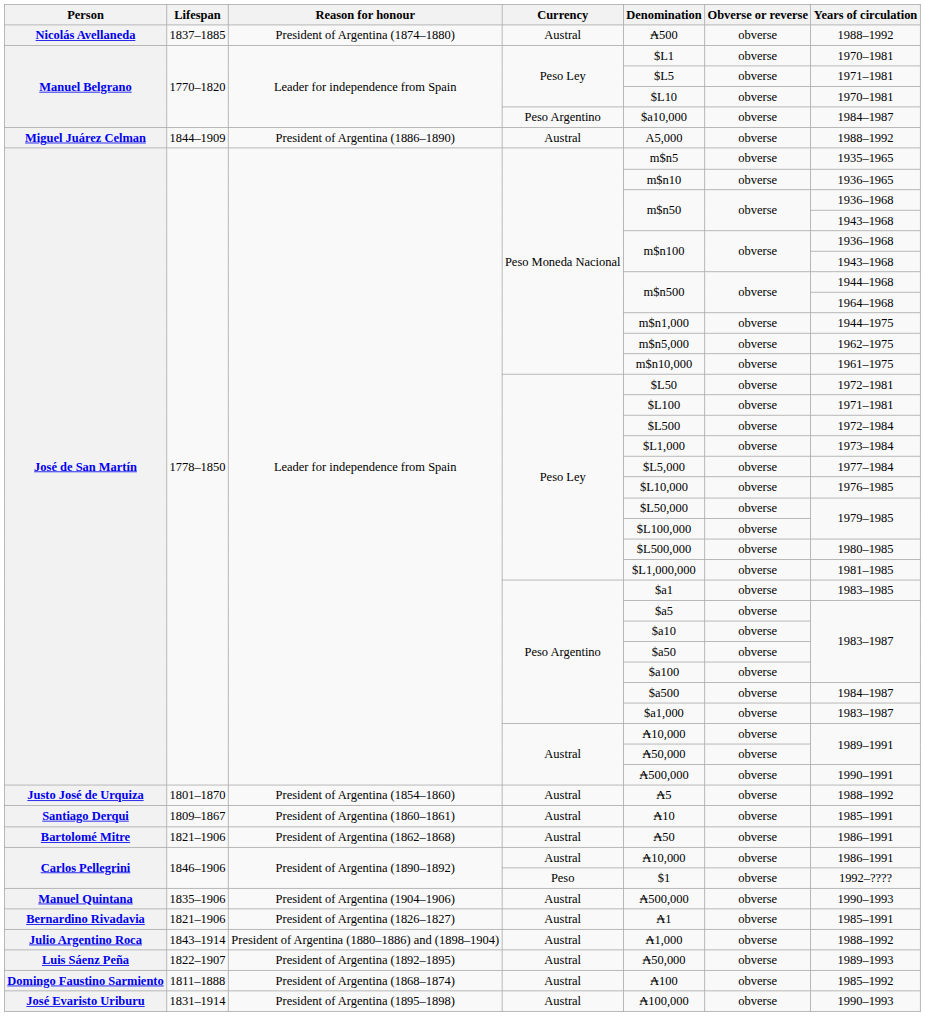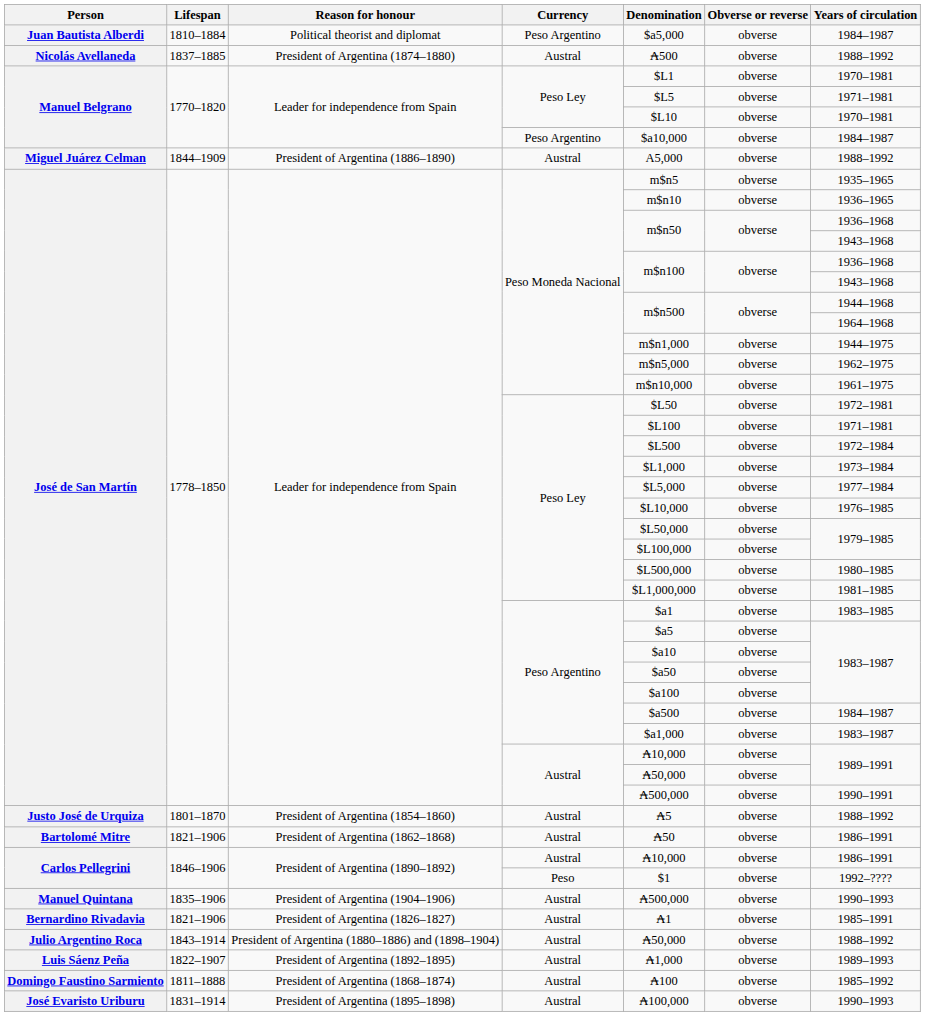+ row: (85, 35)
- row: (85, 816)
(664, 939) ₳1,000 -> (664, 939) ₳50,000
(664, 960) ₳50,000 -> (664, 960) ₳1,000
